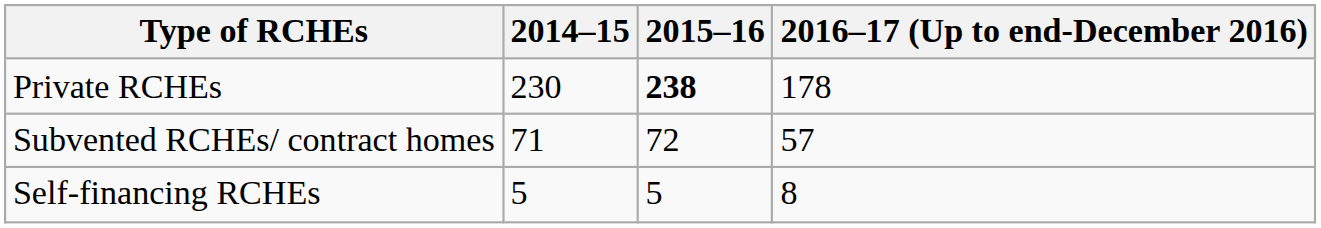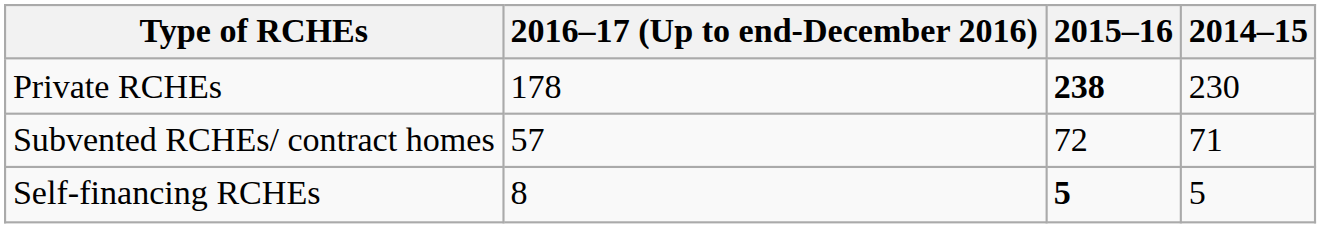columns swapped: (570, 31) <-> (1044, 31)
(654, 193) normal -> (1062, 193) bold
